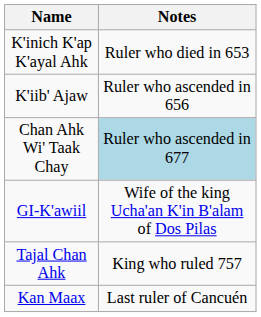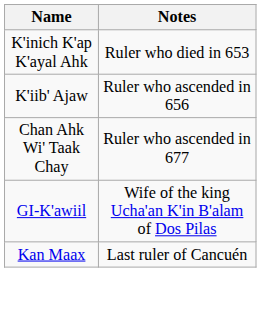(177, 148) lightblue background -> (177, 148) no background
- row: (52, 263)
